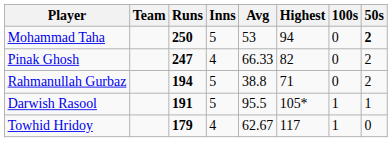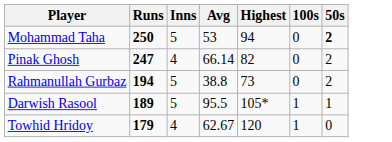- column: (149, 15)
(258, 59) 66.33 -> (218, 59) 66.14
(287, 81) 71 -> (248, 81) 73
(182, 103) 191 -> (143, 103) 189
(290, 125) 117 -> (251, 125) 120
